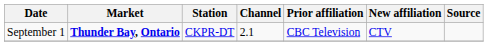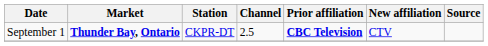(247, 31) 2.1 -> (247, 31) 2.5
(323, 31) normal -> (325, 31) bold
